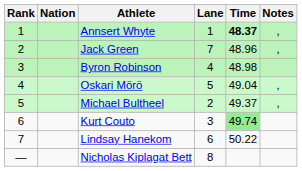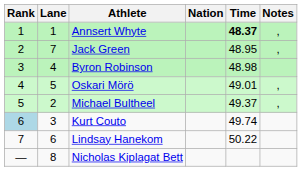columns swapped: (210, 13) <-> (58, 13)
(243, 49) 48.96 -> (243, 49) 48.95
(243, 85) 49.04 -> (243, 85) 49.01
(21, 121) no background -> (21, 121) lightblue background
(243, 121) lightgreen background -> (243, 121) no background
